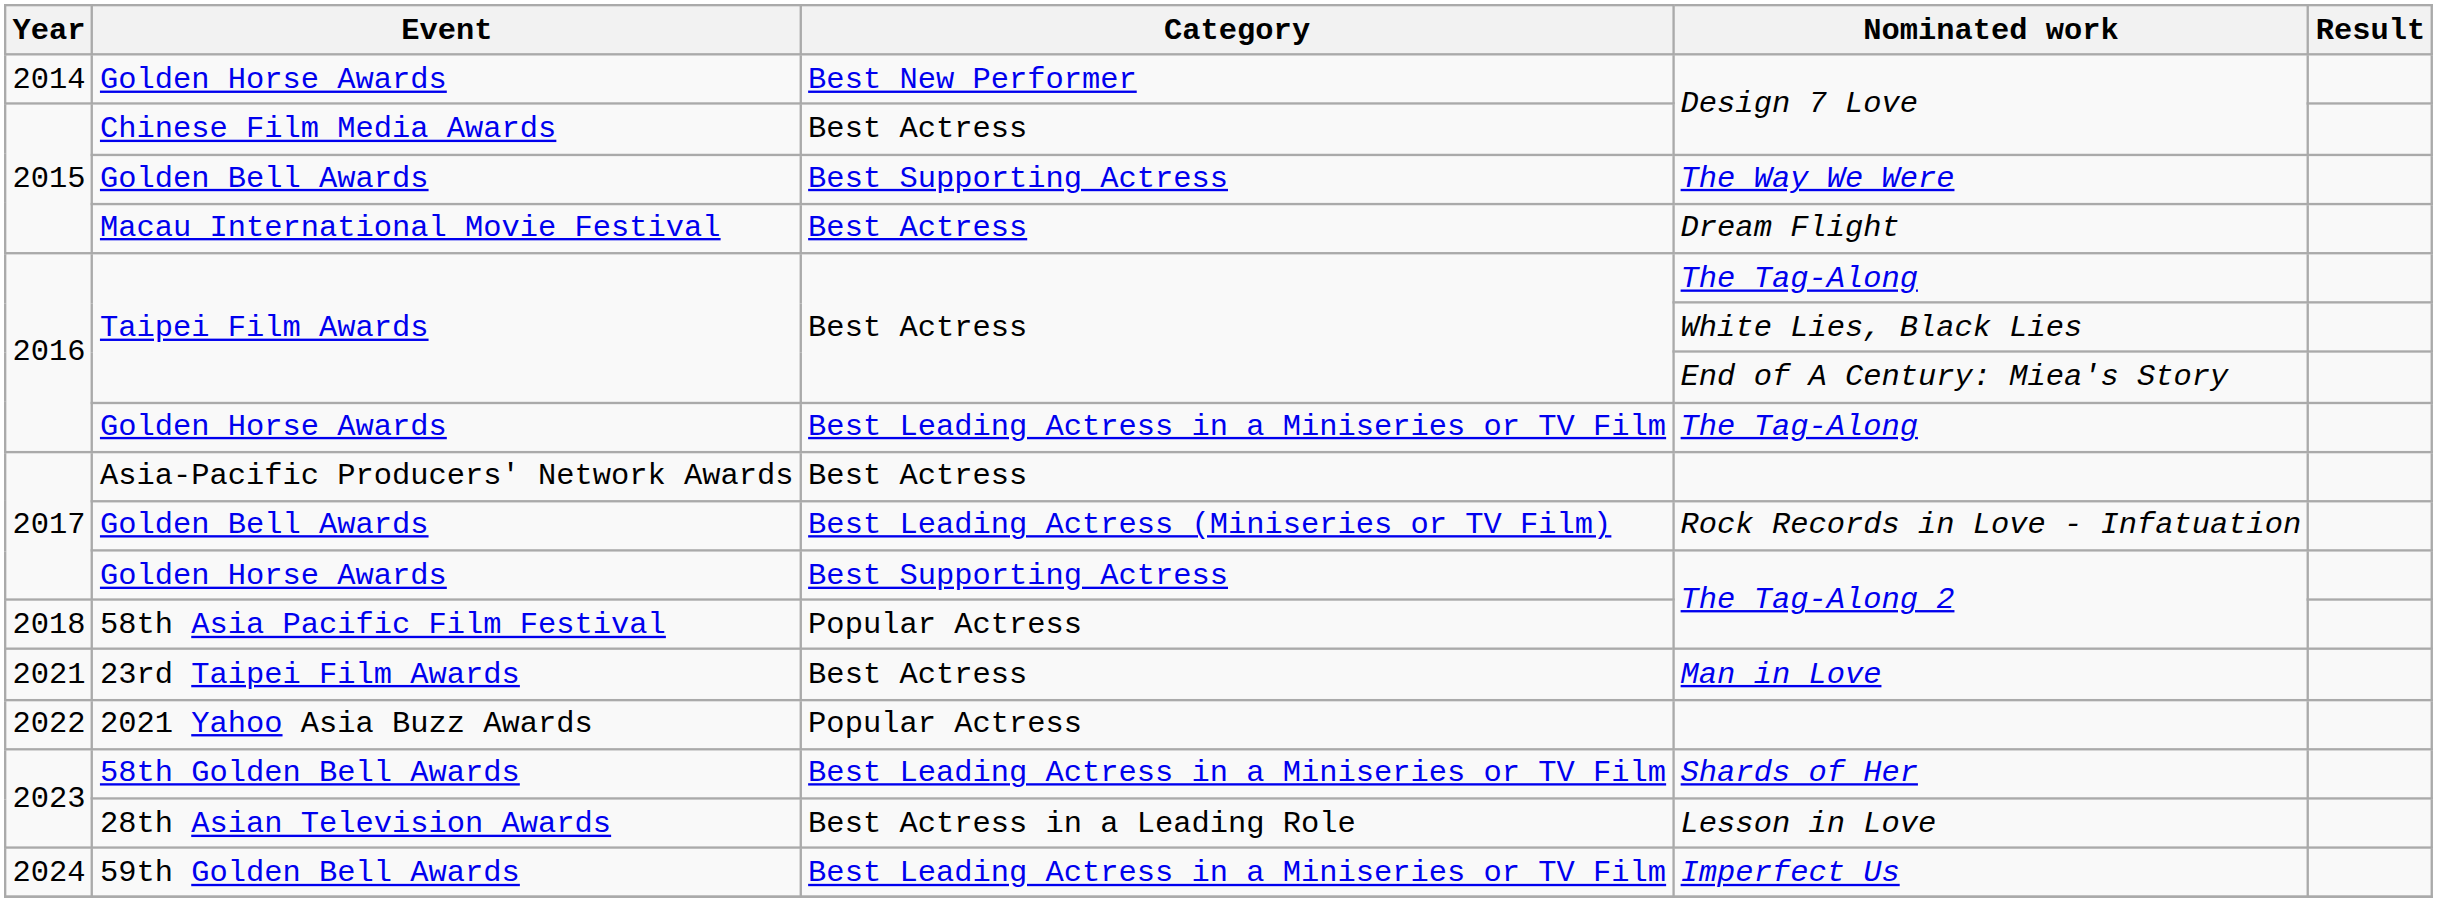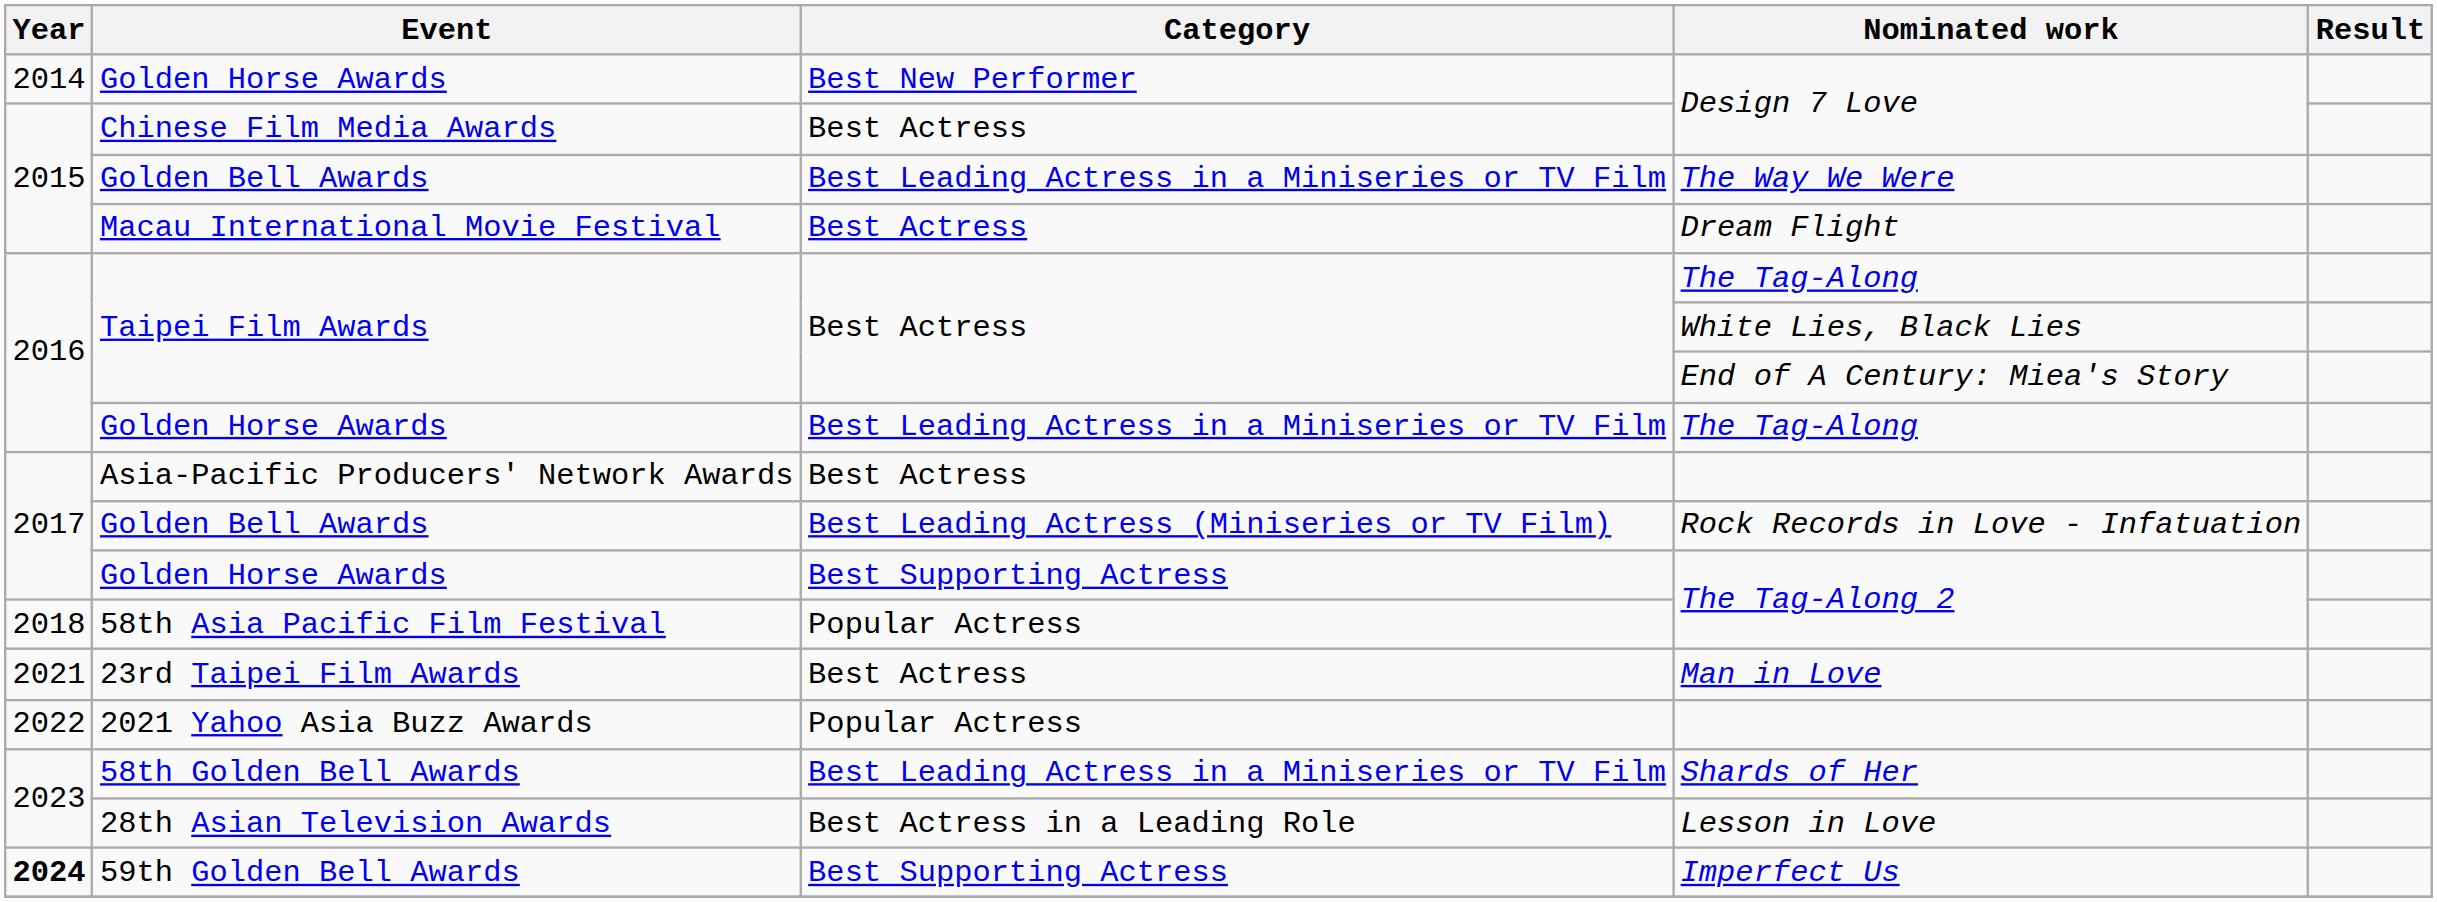(1018, 179) Best Supporting Actress -> (1237, 179) Best Leading Actress in a Miniseries or TV Film
(49, 873) normal -> (49, 873) bold
(1237, 873) Best Leading Actress in a Miniseries or TV Film -> (1018, 873) Best Supporting Actress
